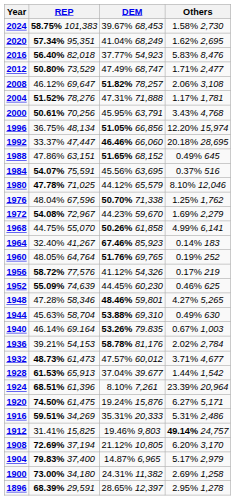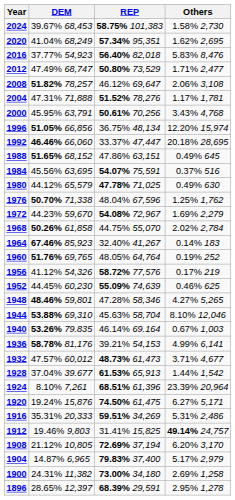columns swapped: (64, 12) <-> (132, 12)
(198, 185) 8.10% 12,046 -> (198, 185) 0.49% 630
(198, 228) 4.99% 6,141 -> (198, 228) 2.02% 2,784
(198, 315) 0.49% 630 -> (198, 315) 8.10% 12,046
(198, 344) 2.02% 2,784 -> (198, 344) 4.99% 6,141
